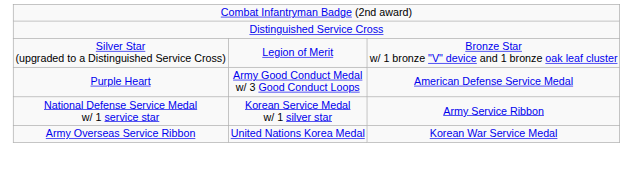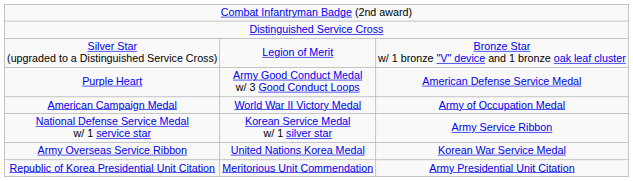+ row: (112, 105)
+ row: (112, 168)
